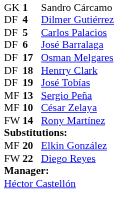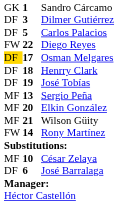(25, 19) 4 -> (25, 19) 3
rows swapped: (72, 45) <-> (68, 158)
(11, 57) no background -> (11, 57) gold background
rows swapped: (74, 145) <-> (69, 108)
+ row: (70, 120)
